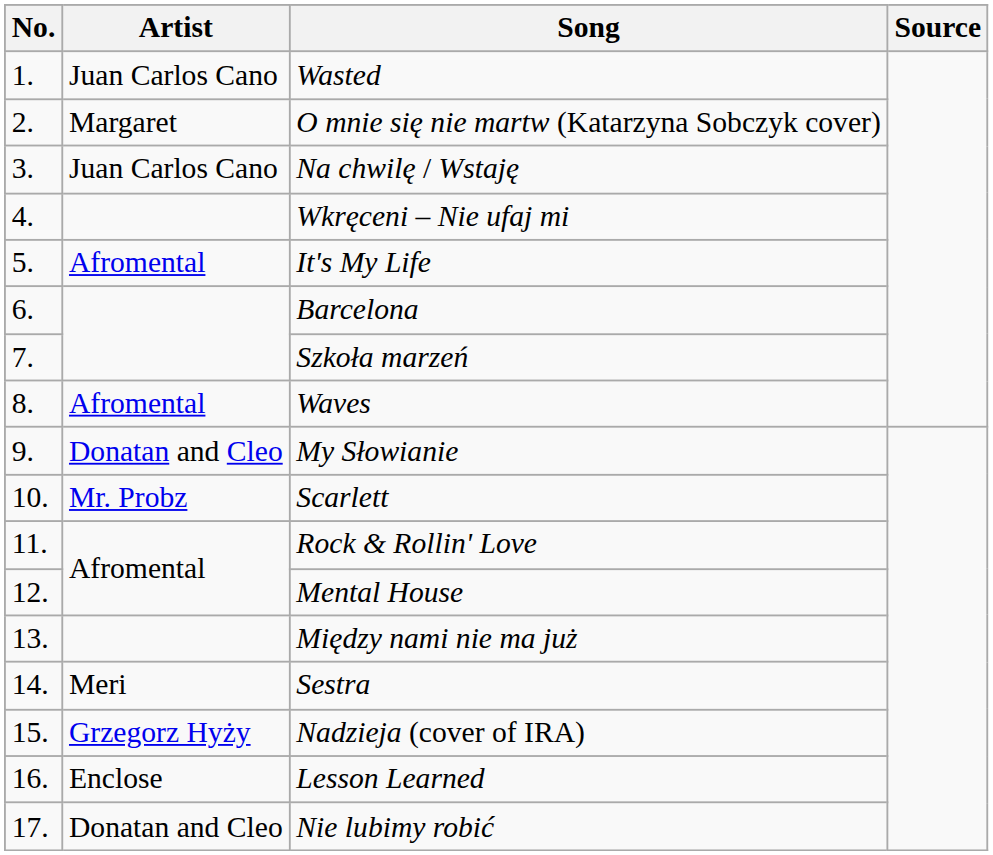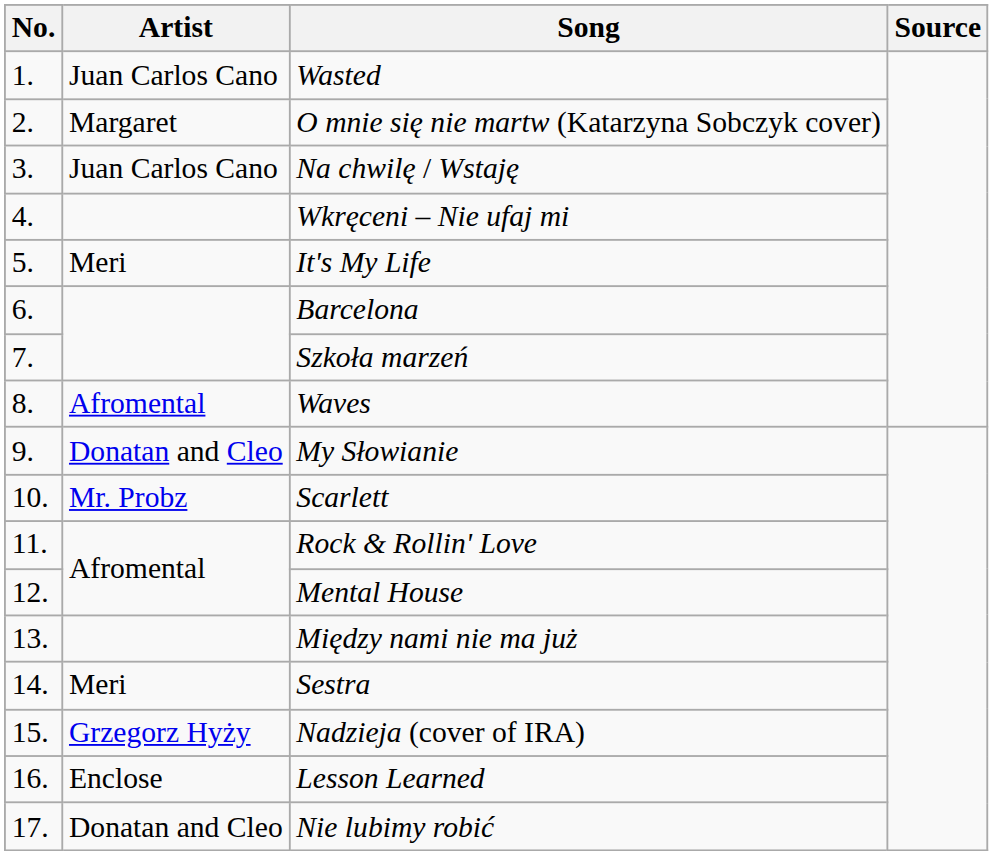(137, 262) Afromental -> (98, 262) Meri
